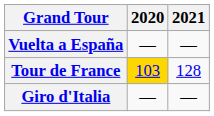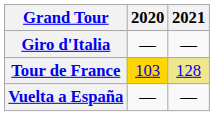rows swapped: (66, 96) <-> (66, 44)
(189, 70) no background -> (189, 70) khaki background
